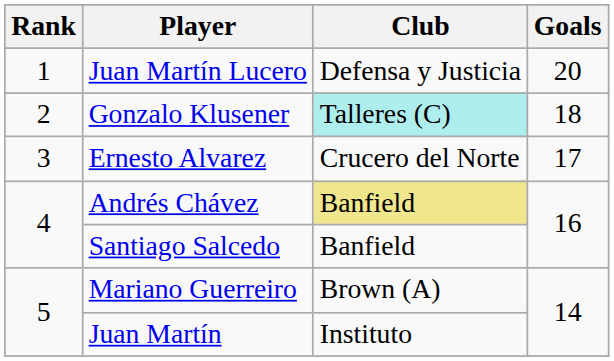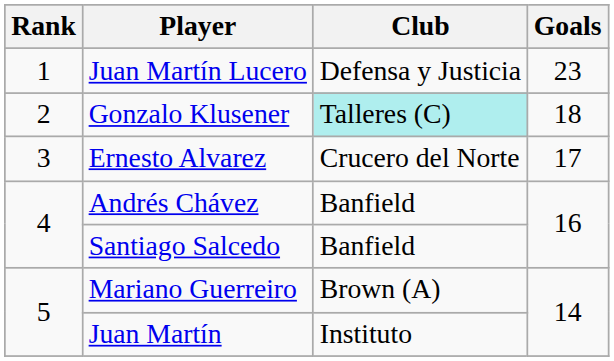(568, 70) 20 -> (568, 70) 23
(367, 202) khaki background -> (367, 202) no background
